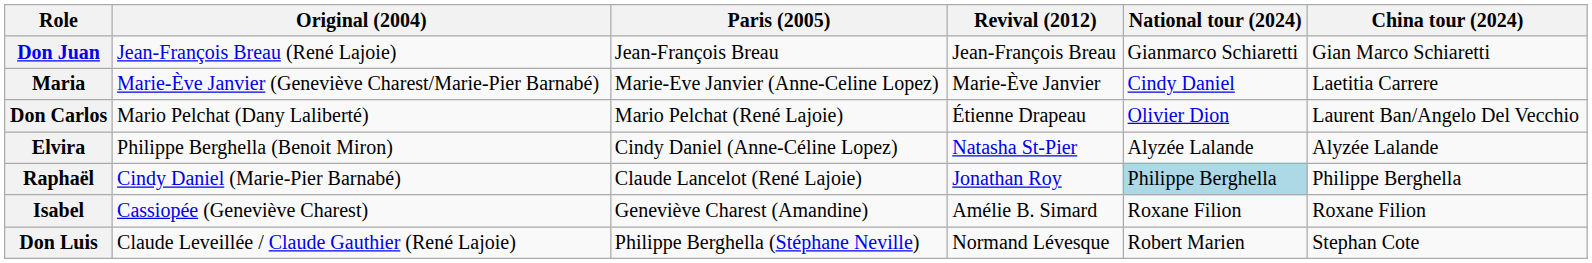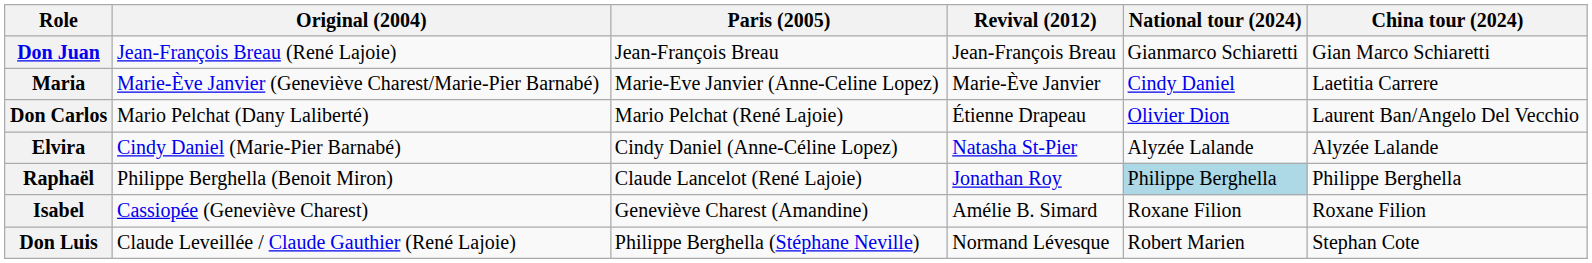(255, 147) Philippe Berghella (Benoit Miron) -> (259, 147) Cindy Daniel (Marie-Pier Barnabé)
(259, 178) Cindy Daniel (Marie-Pier Barnabé) -> (255, 178) Philippe Berghella (Benoit Miron)
